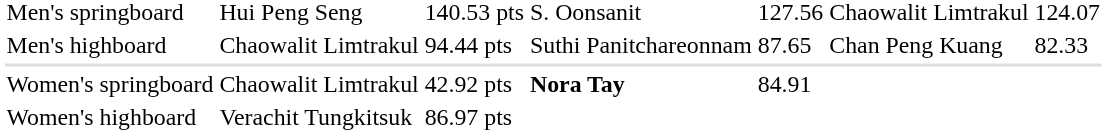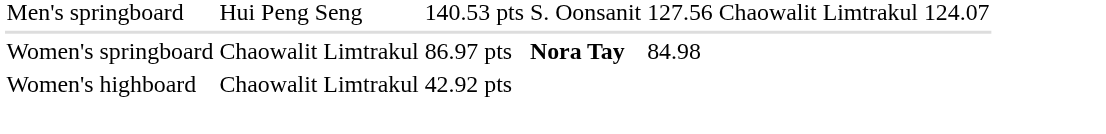- row: (86, 45)
(468, 84) 42.92 pts -> (468, 51) 86.97 pts
(785, 84) 84.91 -> (674, 51) 84.98
(316, 116) Verachit Tungkitsuk -> (319, 84) Chaowalit Limtrakul
(468, 116) 86.97 pts -> (468, 84) 42.92 pts
